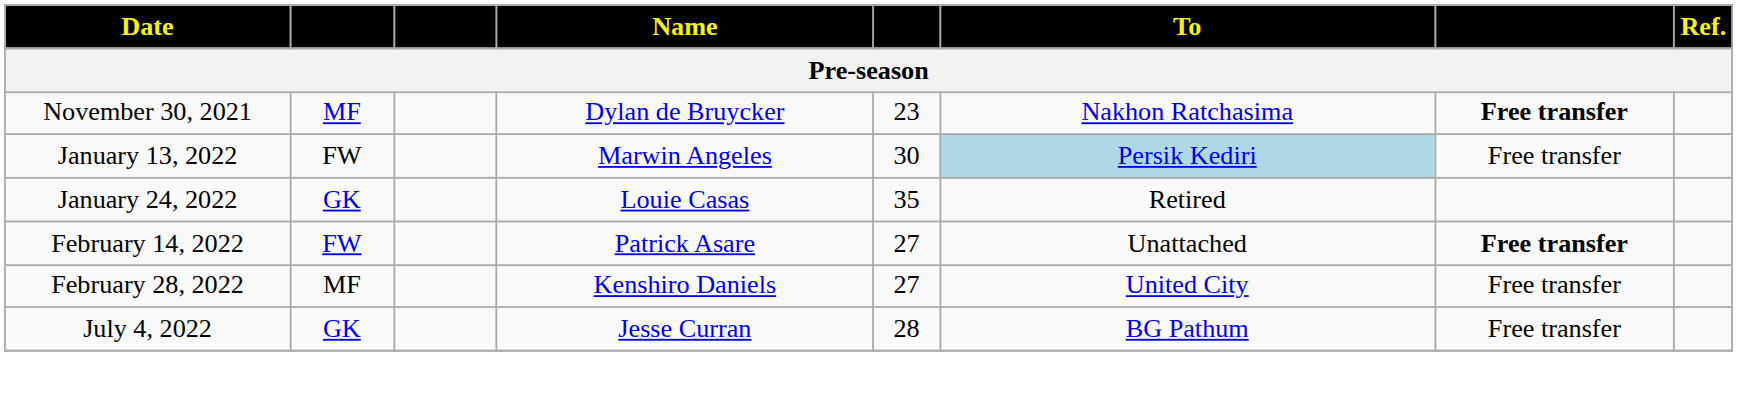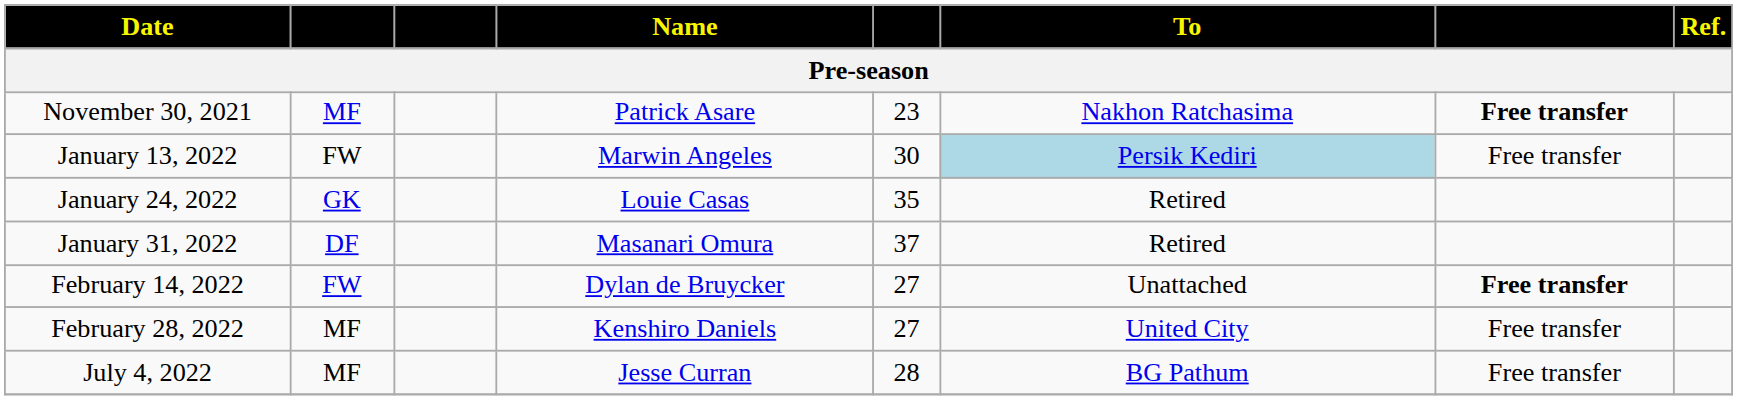(685, 112) Dylan de Bruycker -> (685, 112) Patrick Asare
+ row: (148, 242)
(685, 242) Patrick Asare -> (685, 285) Dylan de Bruycker
(342, 329) GK -> (342, 372) MF
